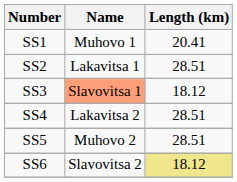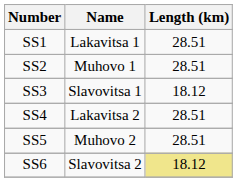(105, 41) Muhovo 1 -> (105, 41) Lakavitsa 1
(189, 41) 20.41 -> (189, 41) 28.51
(105, 66) Lakavitsa 1 -> (105, 66) Muhovo 1
(105, 91) lightsalmon background -> (105, 91) no background
